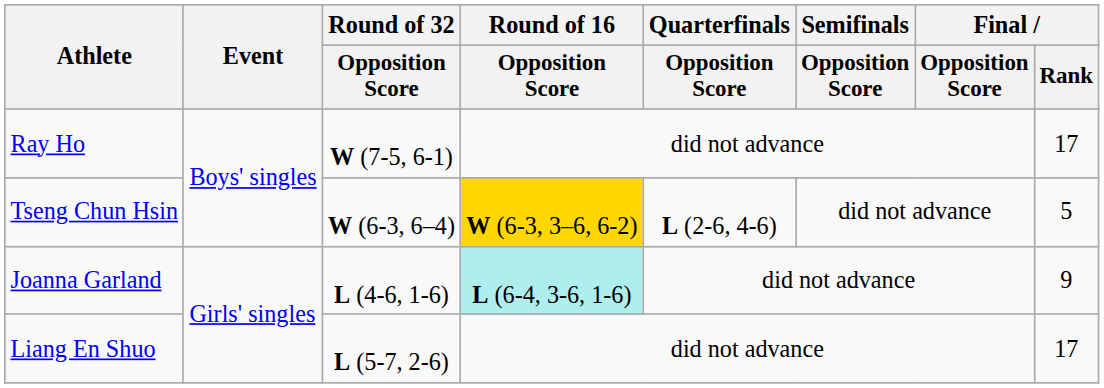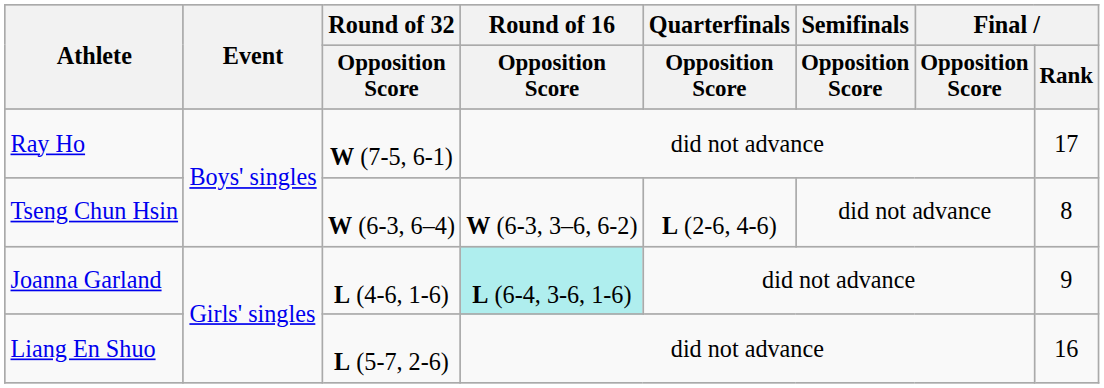(552, 226) gold background -> (552, 226) no background
(1066, 212) 5 -> (1066, 212) 8
(1066, 349) 17 -> (1066, 349) 16
